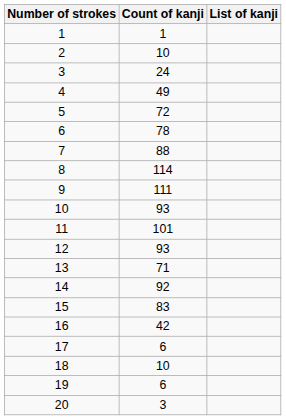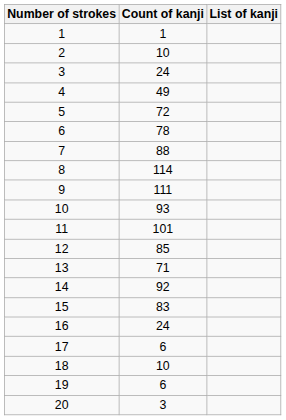(163, 248) 93 -> (163, 248) 85
(163, 326) 42 -> (163, 326) 24
